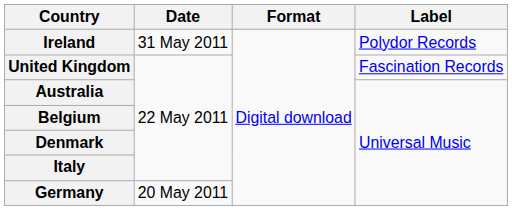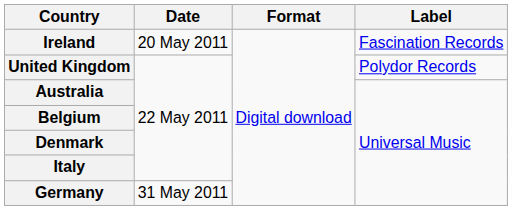(183, 42) 31 May 2011 -> (183, 42) 20 May 2011
(418, 42) Polydor Records -> (431, 42) Fascination Records
(431, 67) Fascination Records -> (418, 67) Polydor Records
(183, 192) 20 May 2011 -> (183, 192) 31 May 2011
